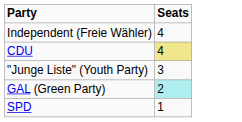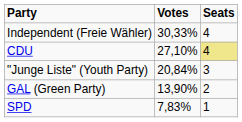+ column: (173, 13)
(161, 88) paleturquoise background -> (206, 88) no background
